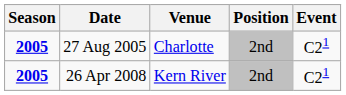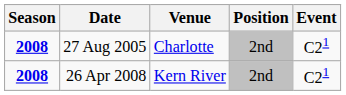(32, 46) 2005 -> (32, 46) 2008
(32, 75) 2005 -> (32, 75) 2008
